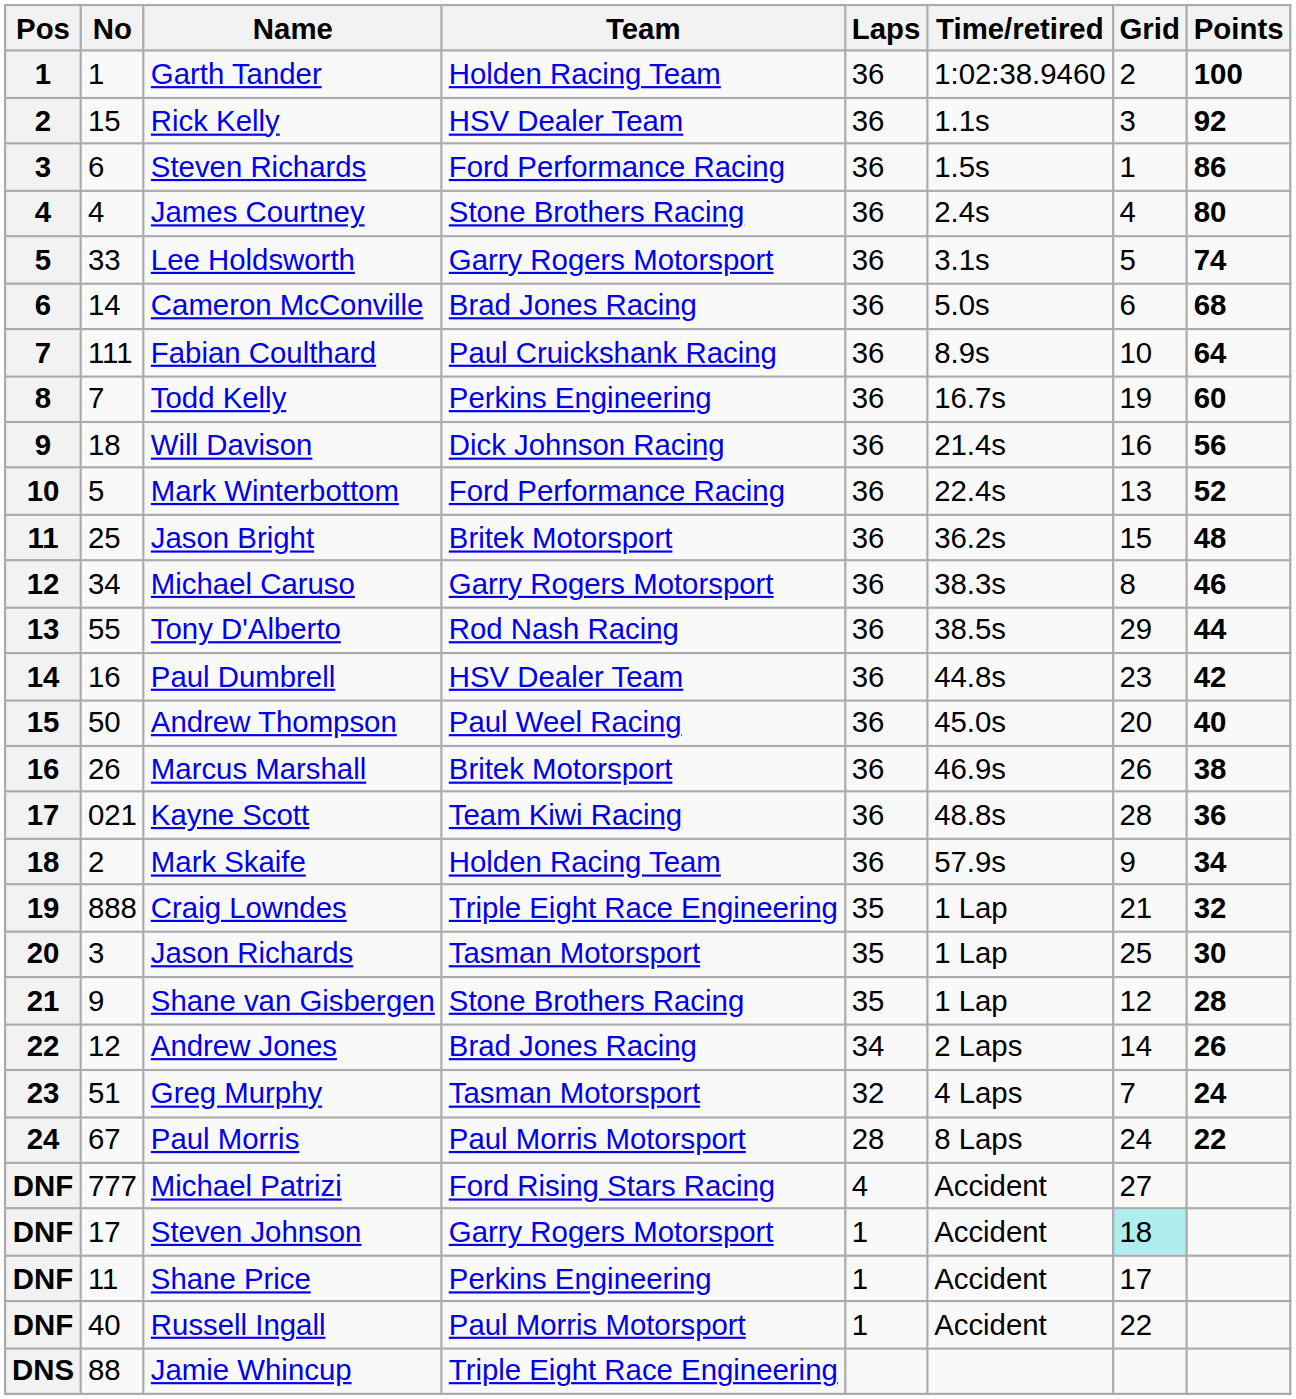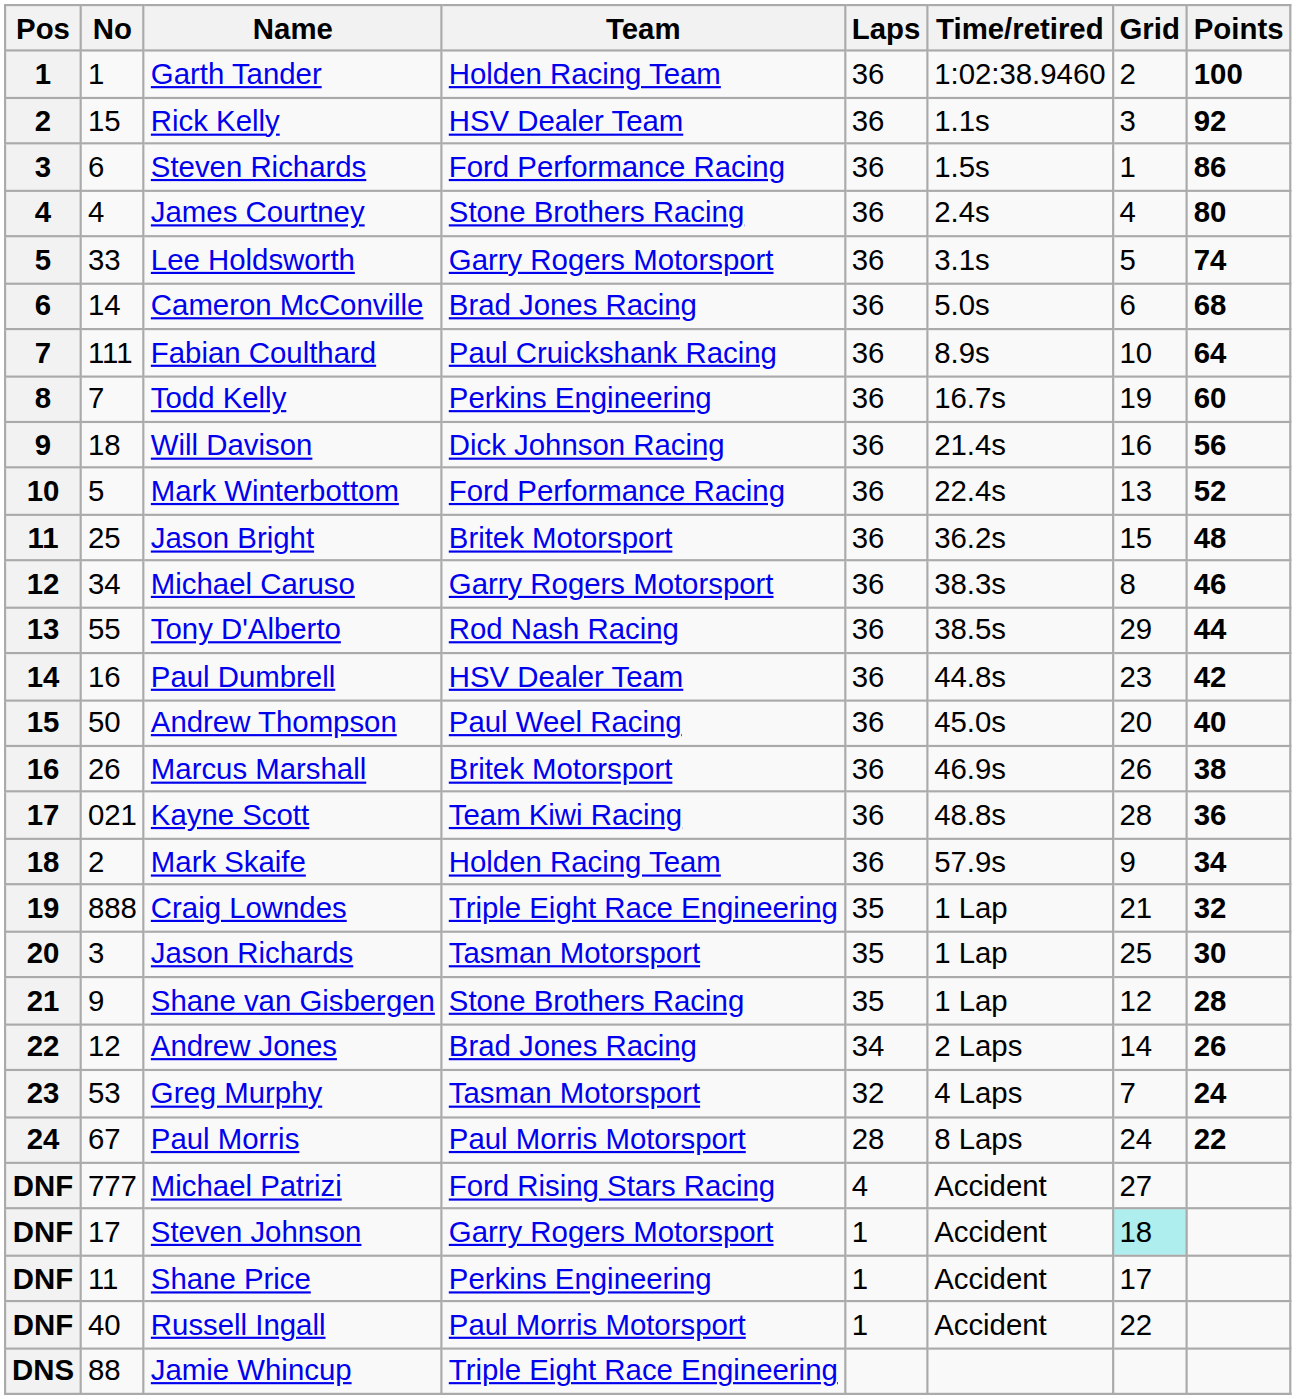(104, 1093) 51 -> (104, 1093) 53
